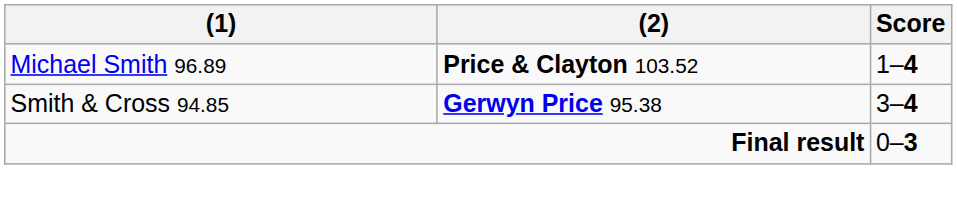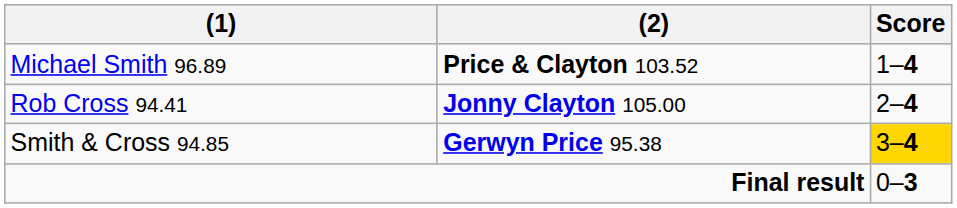+ row: (99, 103)
(897, 103) no background -> (897, 143) gold background
